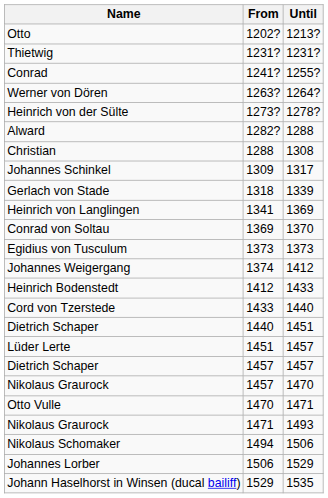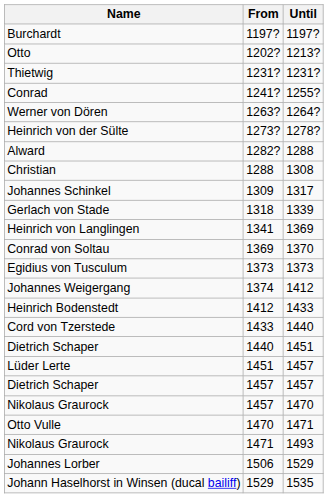+ row: (34, 34)
- row: (64, 444)
